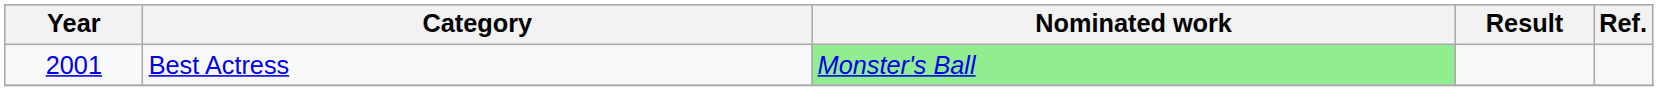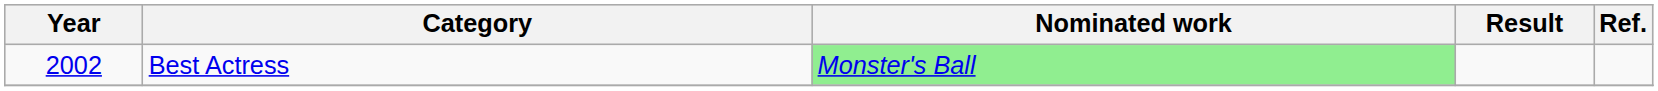(74, 64) 2001 -> (74, 64) 2002
